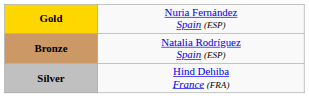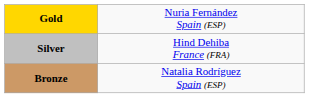rows swapped: (51, 78) <-> (51, 48)
